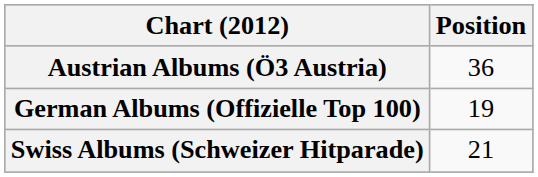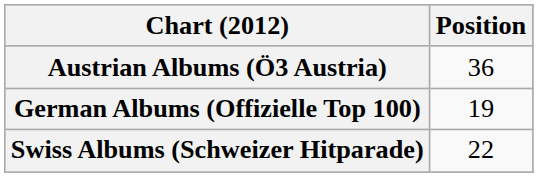(481, 150) 21 -> (481, 150) 22
